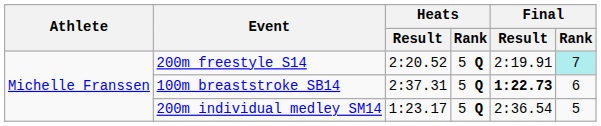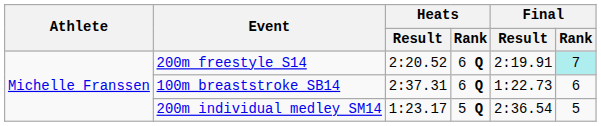(471, 63) 5 Q -> (471, 63) 6 Q
(471, 86) 5 Q -> (471, 86) 6 Q
(523, 86) bold -> (523, 86) normal
